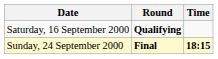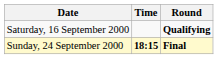columns swapped: (198, 12) <-> (158, 12)
